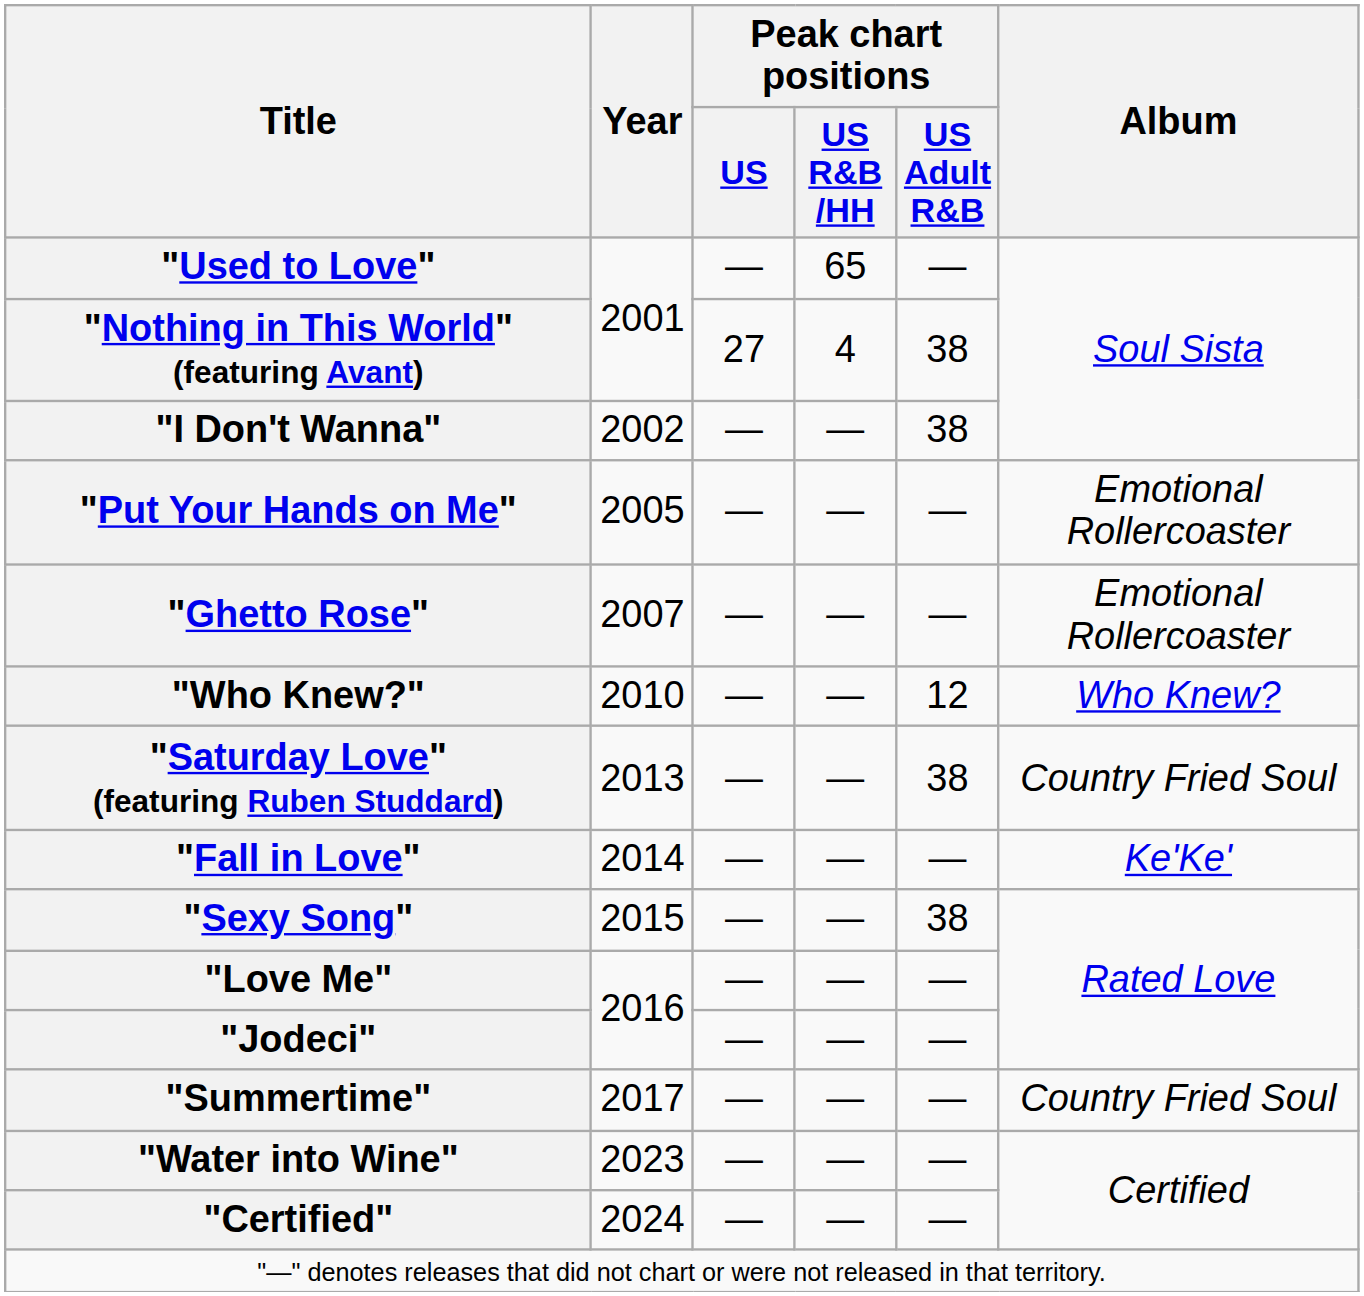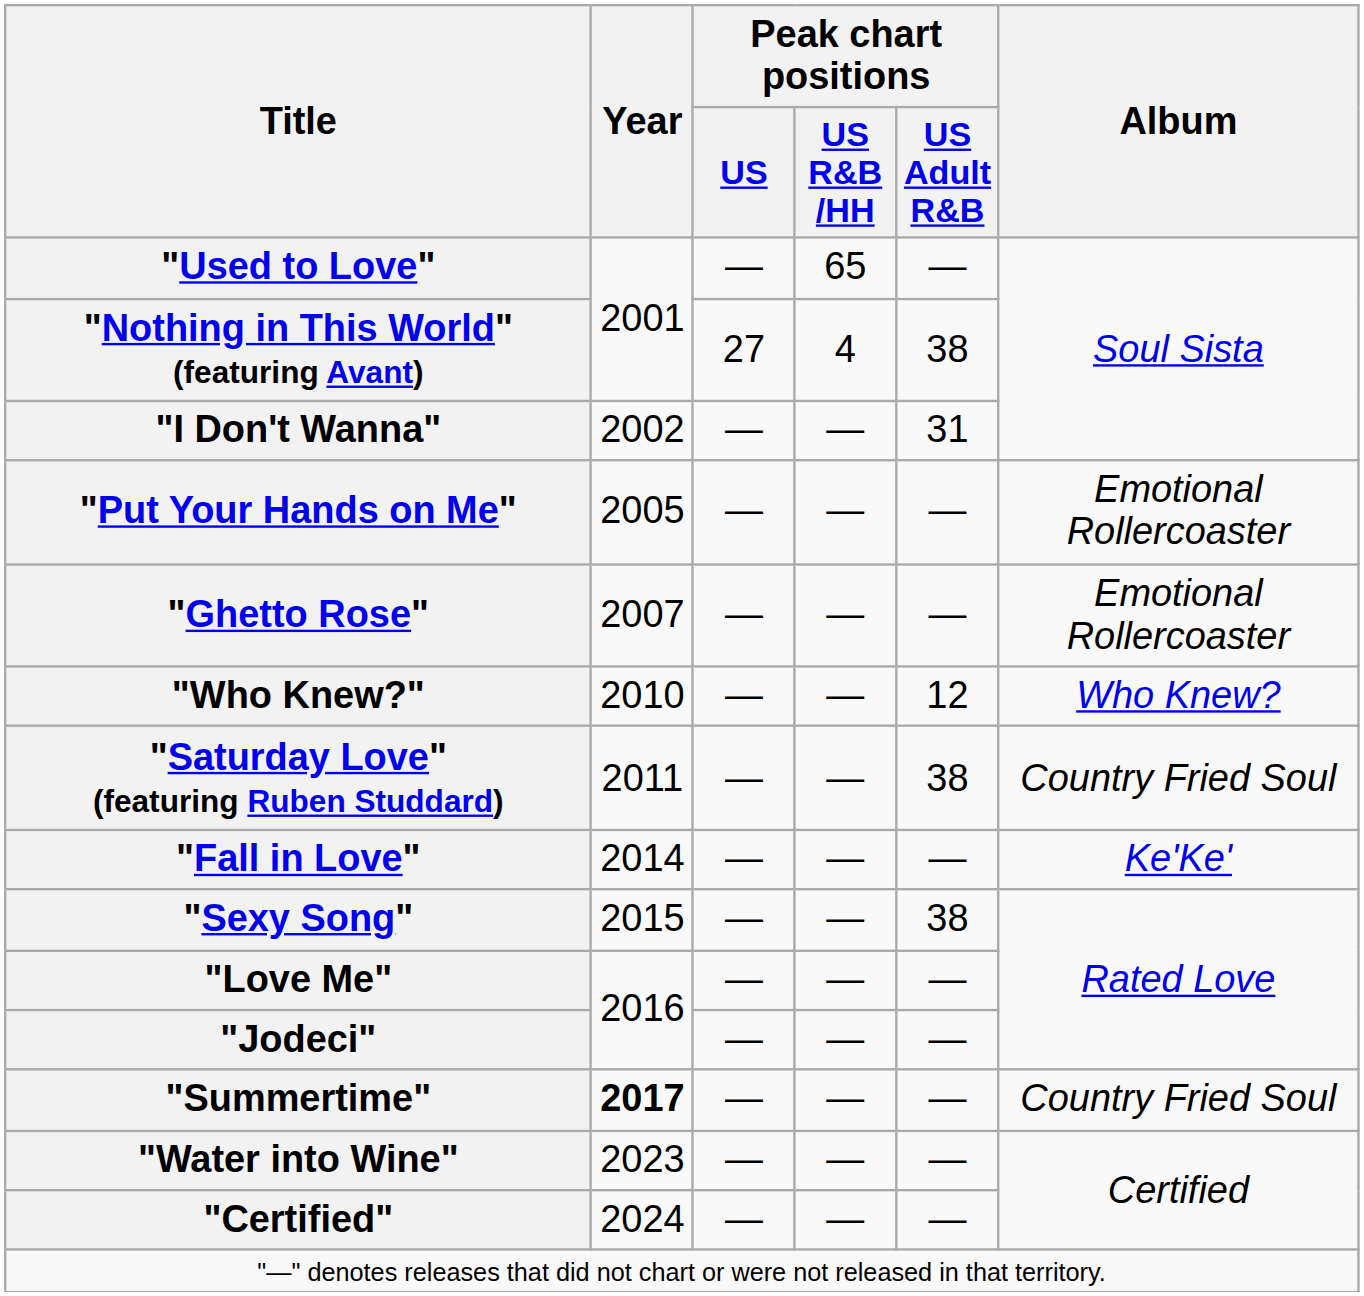(947, 430) 38 -> (947, 430) 31
(642, 777) 2013 -> (642, 777) 2011
(642, 1099) normal -> (642, 1099) bold
